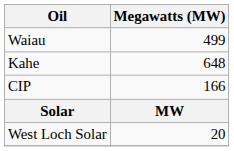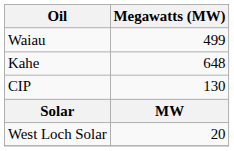(214, 87) 166 -> (214, 87) 130
